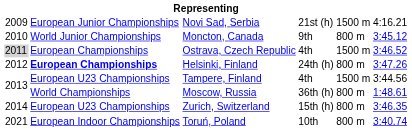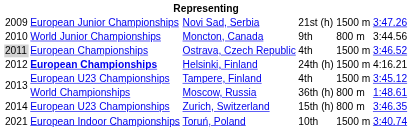(390, 22) 4:16.21 -> (390, 22) 3:47.26
(390, 37) 3:45.12 -> (390, 37) 3:44.56
(350, 65) 800 m -> (353, 65) 1500 m
(390, 65) 3:47.26 -> (390, 65) 4:16.21
(390, 79) 3:44.56 -> (390, 79) 3:45.12
(350, 121) 800 m -> (353, 121) 1500 m
